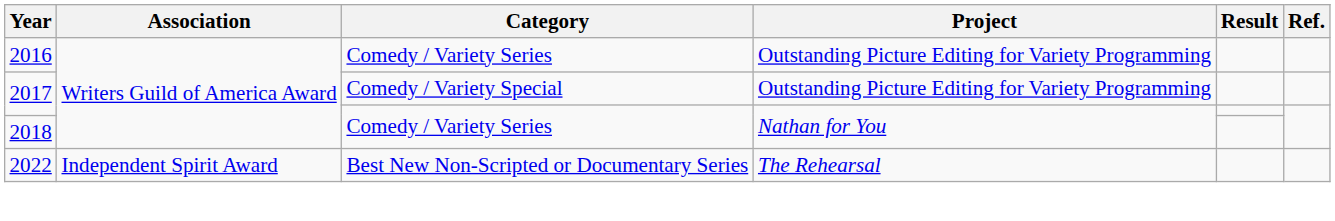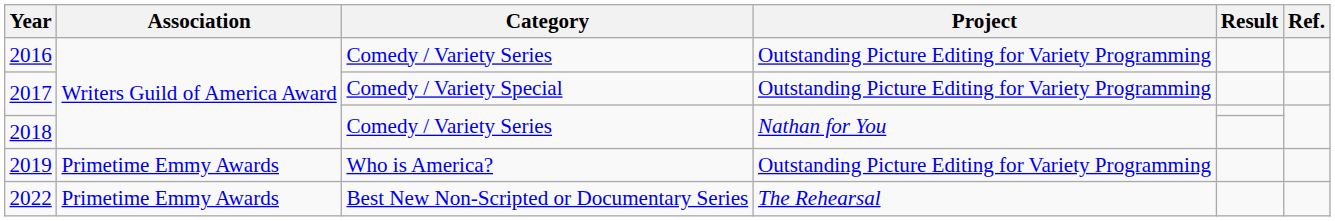+ row: (31, 164)
(170, 164) Independent Spirit Award -> (170, 198) Primetime Emmy Awards
